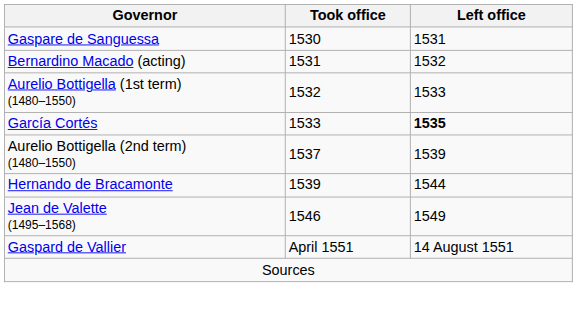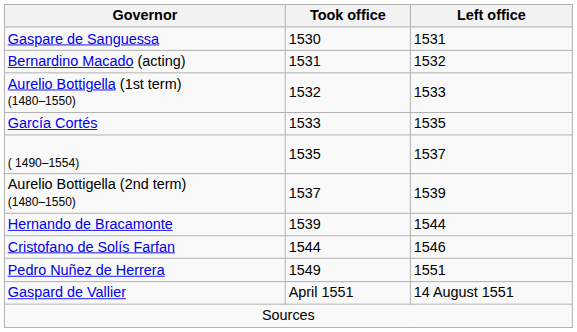(430, 123) bold -> (430, 123) normal
+ row: (43, 163)
+ row: (91, 247)
- row: (57, 216)
+ row: (86, 270)
